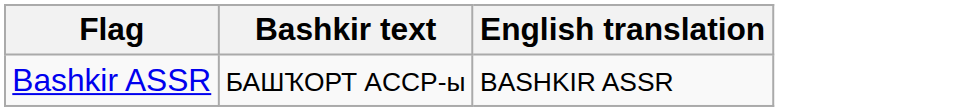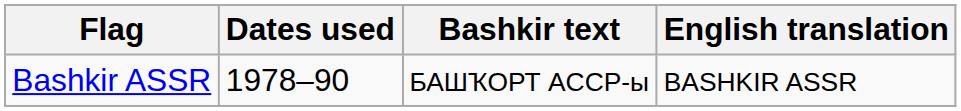+ column: (310, 29)
